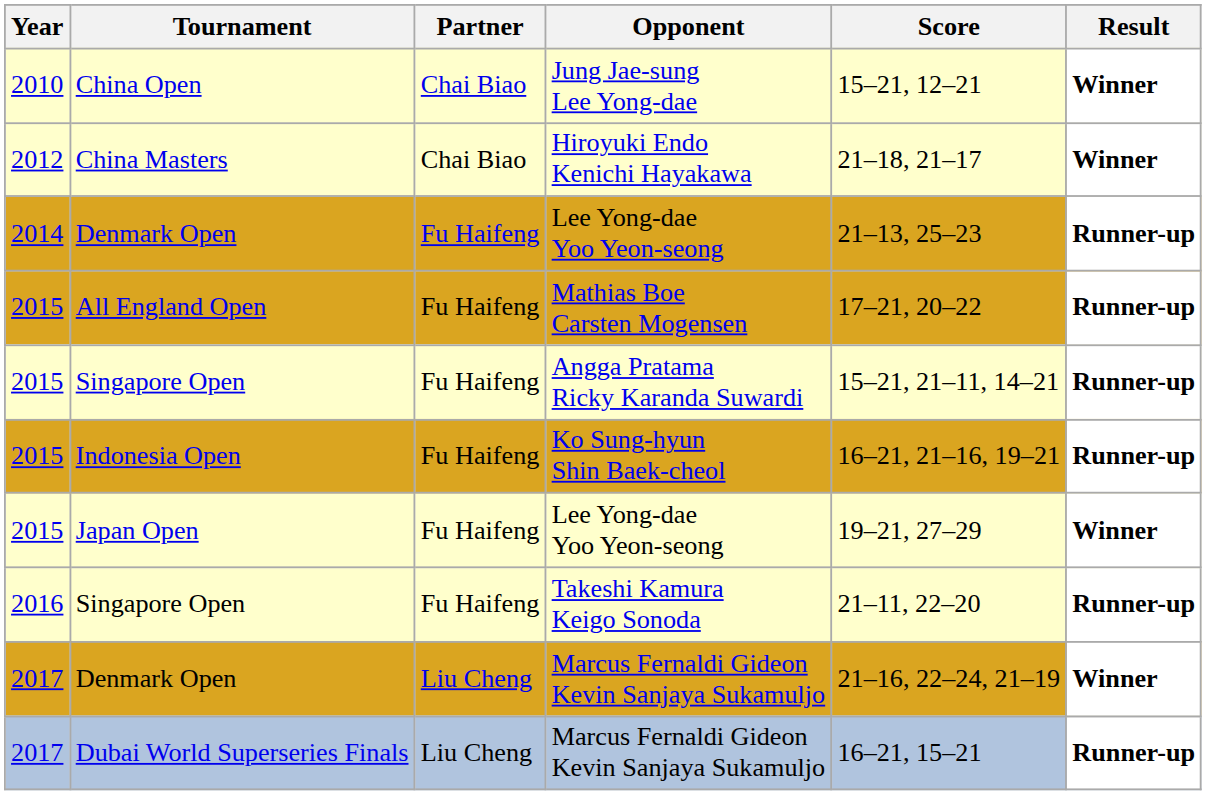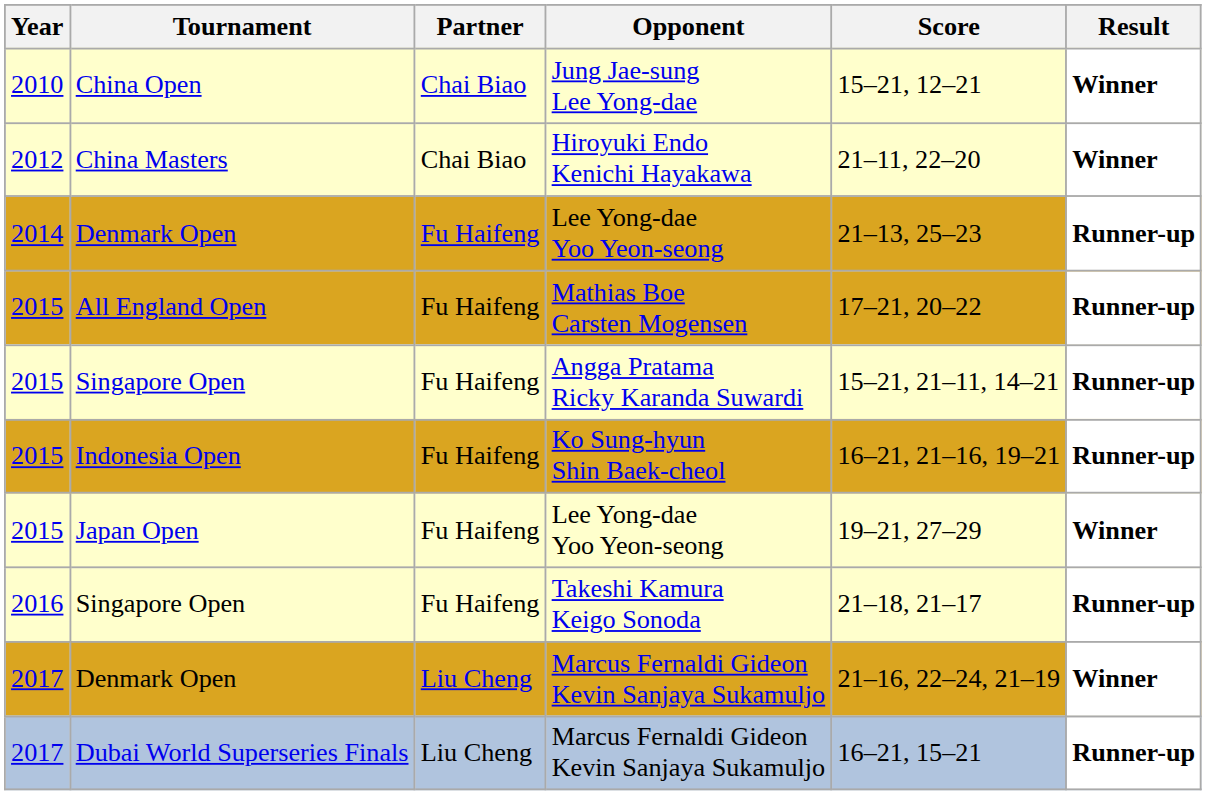(909, 159) 21–18, 21–17 -> (909, 159) 21–11, 22–20
(909, 604) 21–11, 22–20 -> (909, 604) 21–18, 21–17
